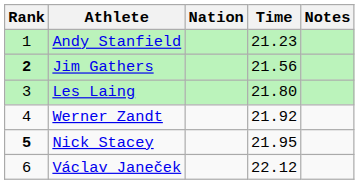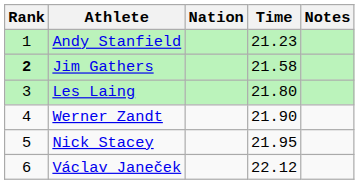(274, 67) 21.56 -> (274, 67) 21.58
(274, 117) 21.92 -> (274, 117) 21.90
(27, 142) bold -> (27, 142) normal
